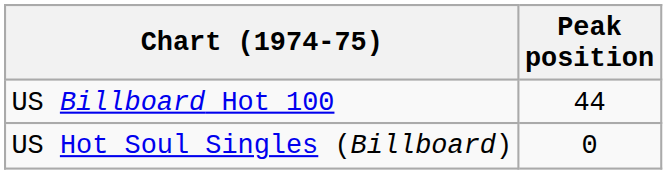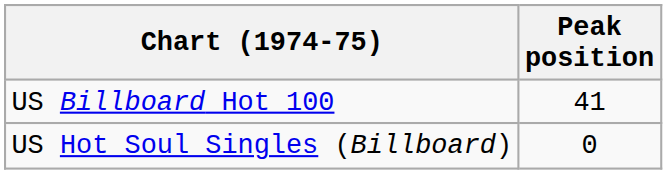(590, 102) 44 -> (590, 102) 41
